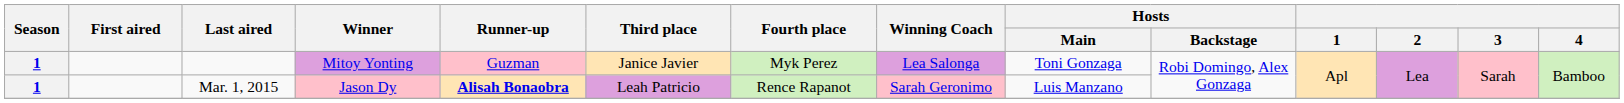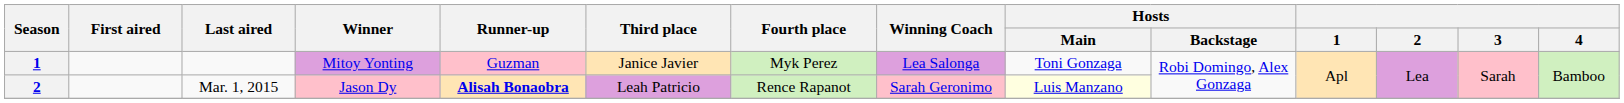(37, 87) 1 -> (37, 87) 2
(1078, 87) no background -> (1078, 87) lightyellow background
